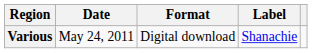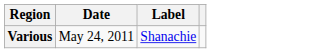- column: (188, 15)
